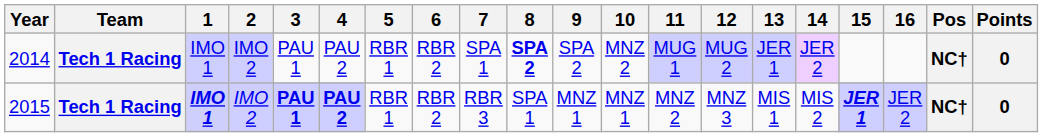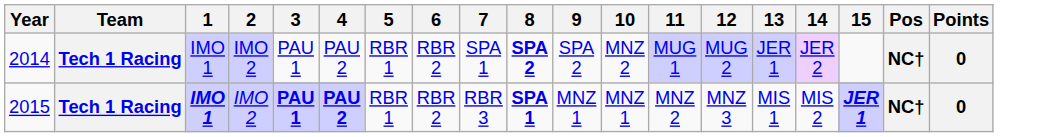- column: (905, 19)
(530, 107) normal -> (530, 107) bold
